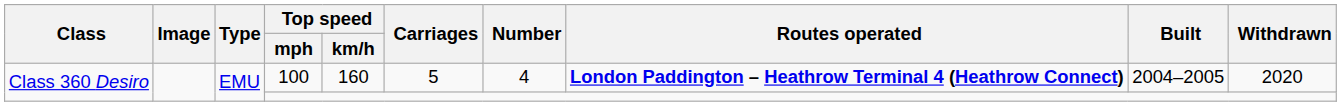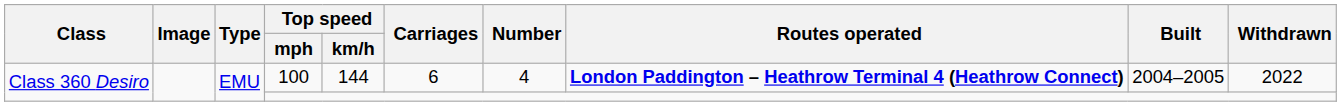(353, 77) 160 -> (353, 77) 144
(433, 77) 5 -> (433, 77) 6
(1282, 77) 2020 -> (1282, 77) 2022
